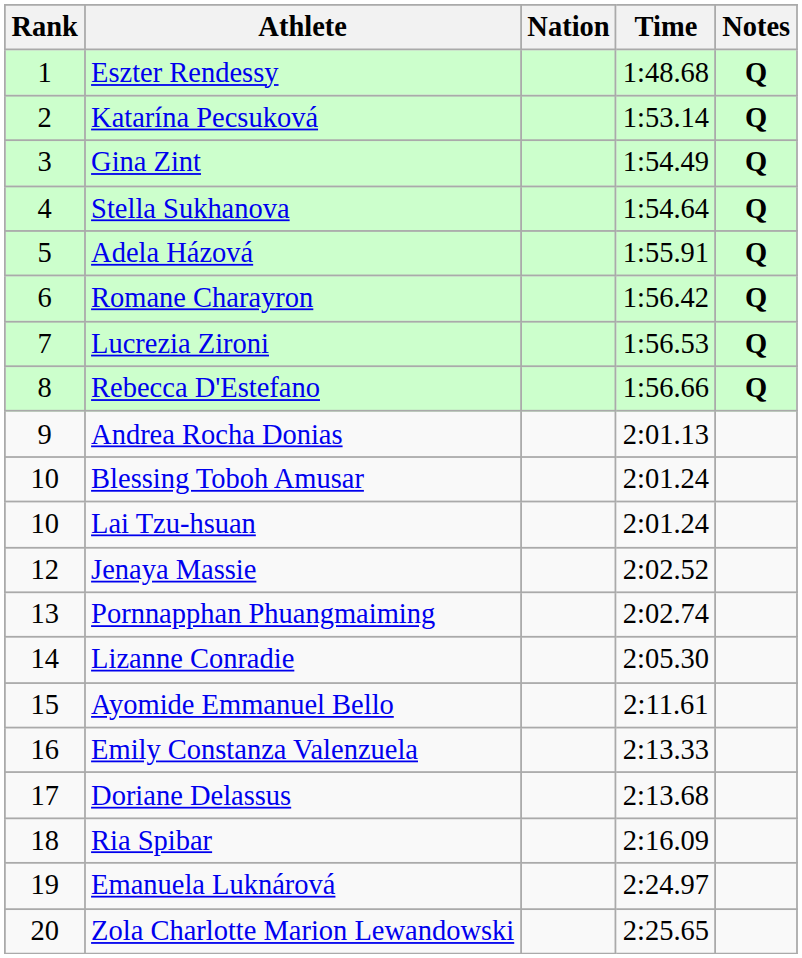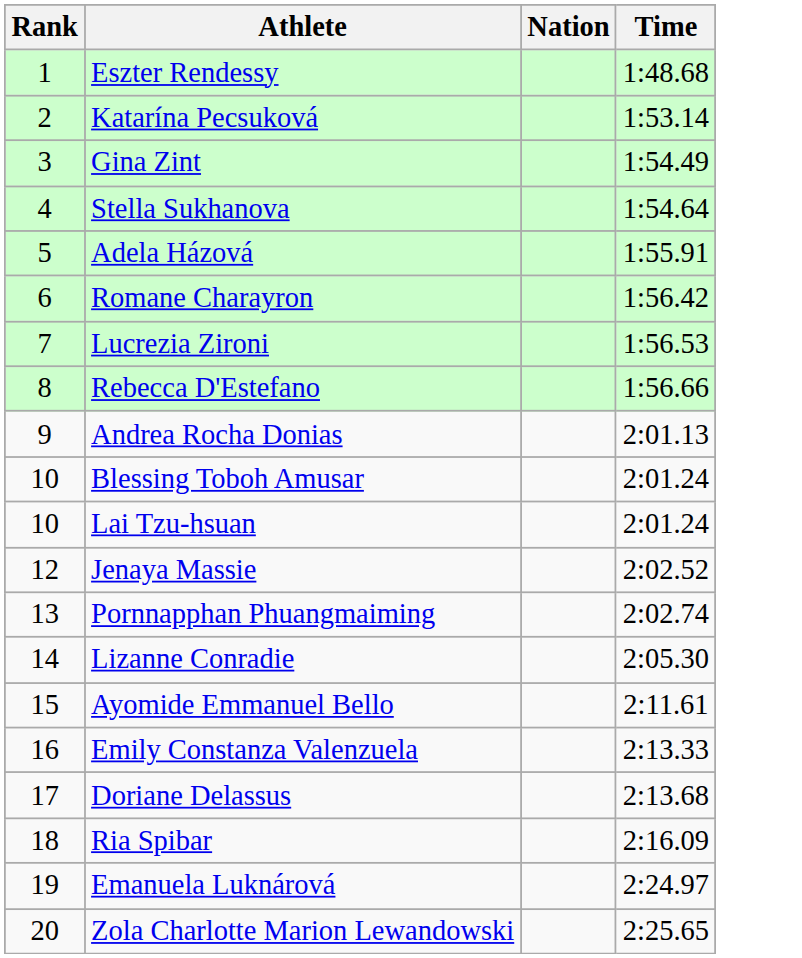- column: (756, 27)
